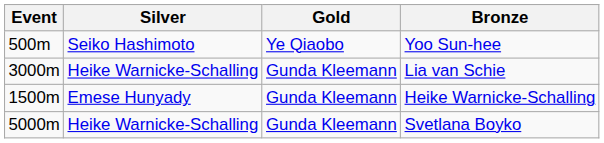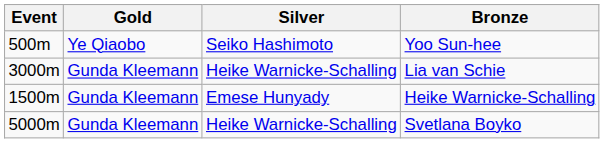columns swapped: (331, 17) <-> (163, 17)
